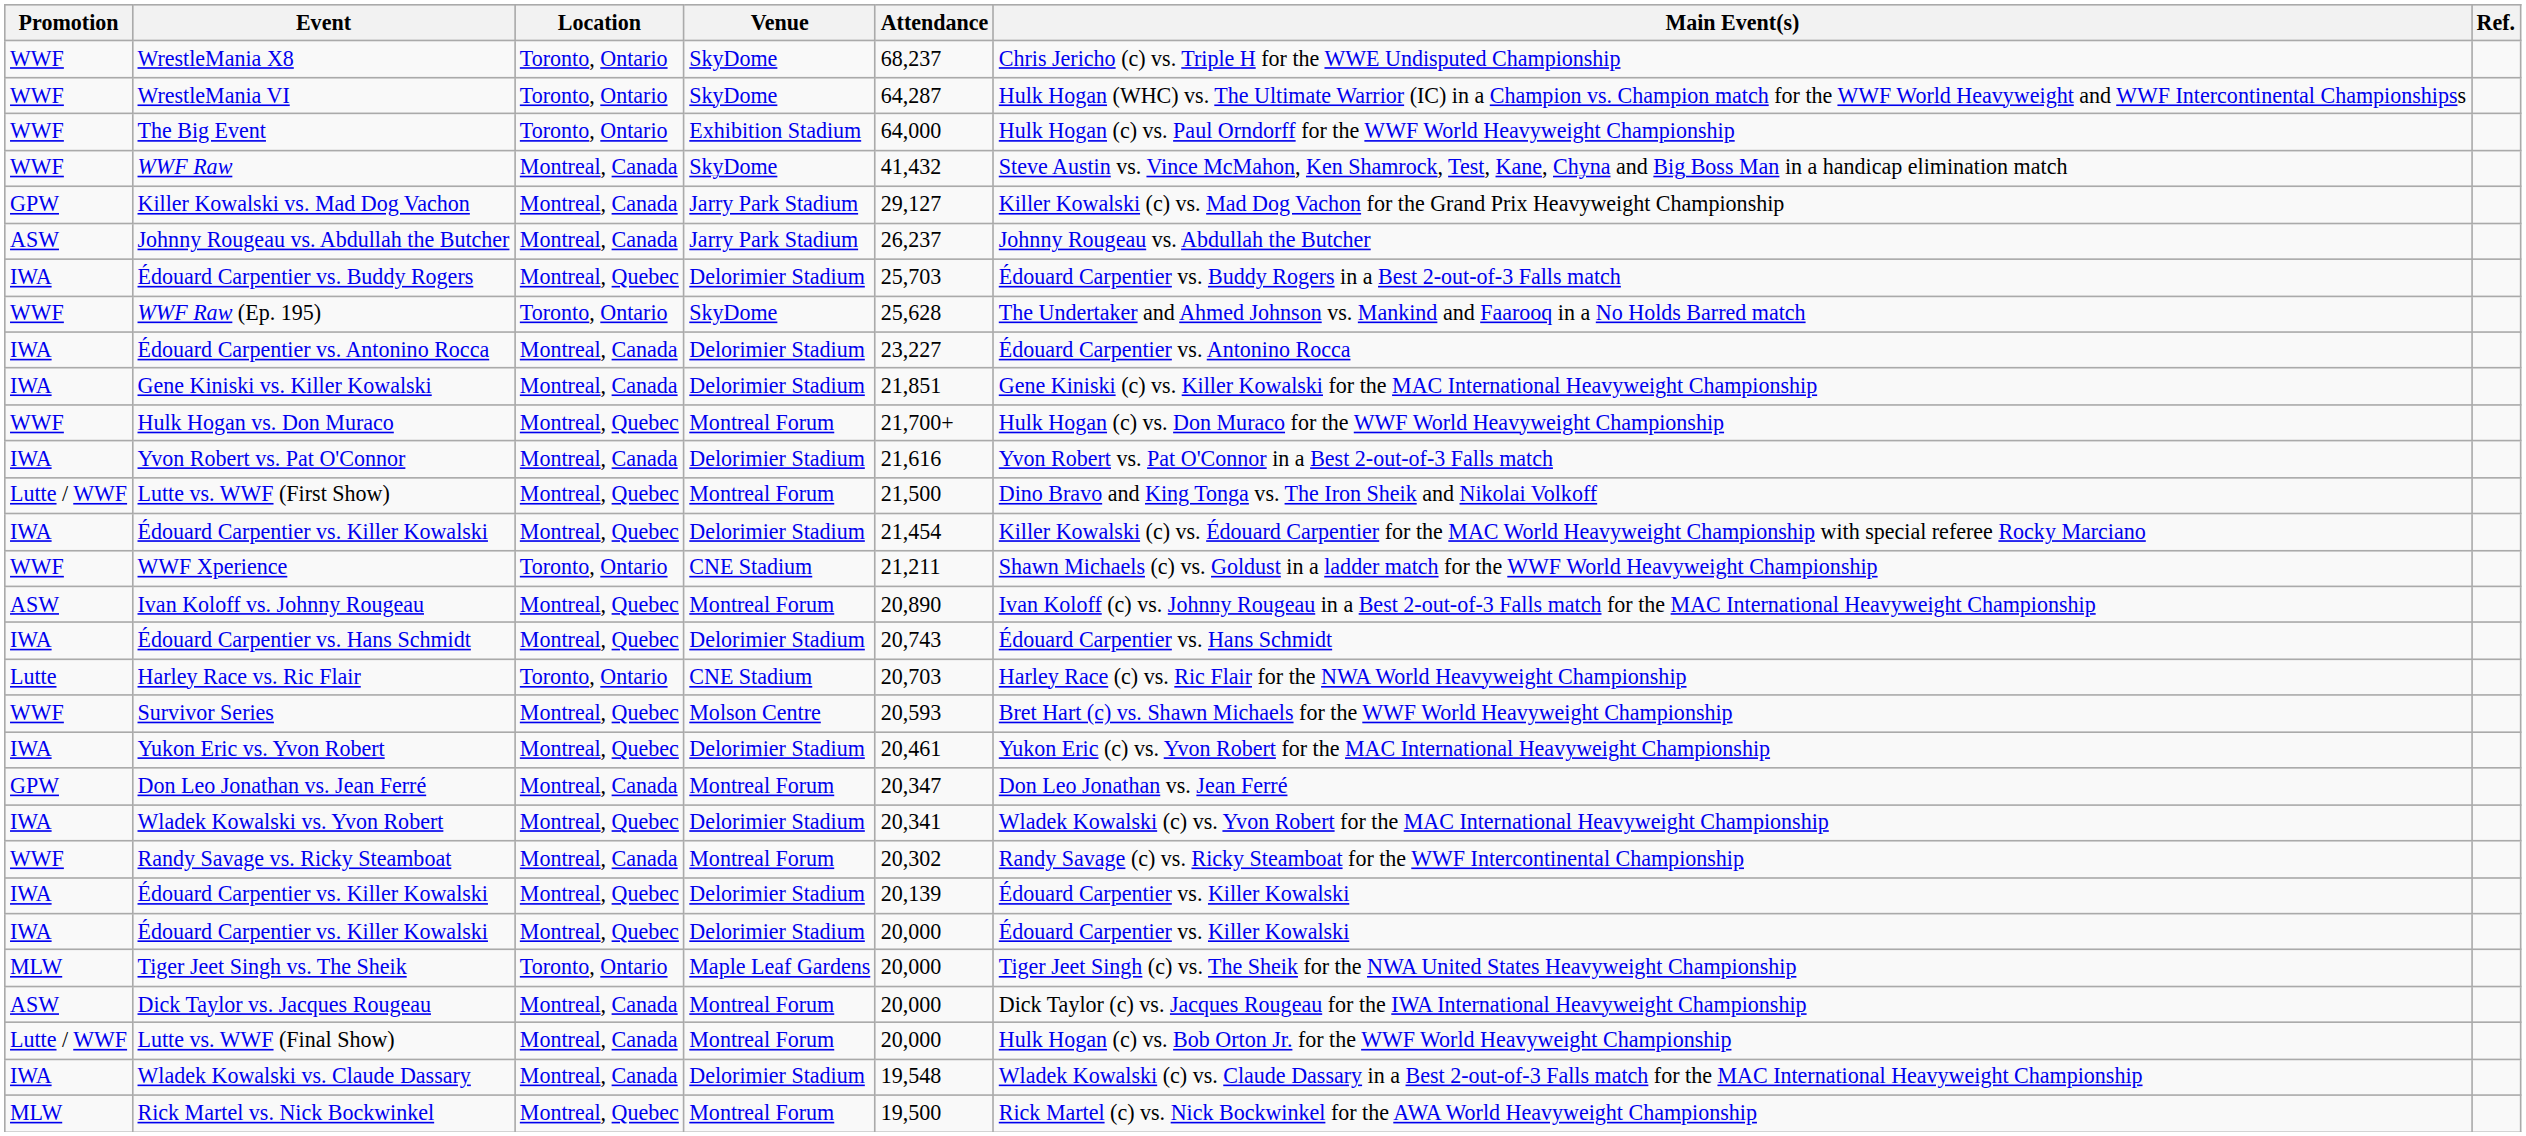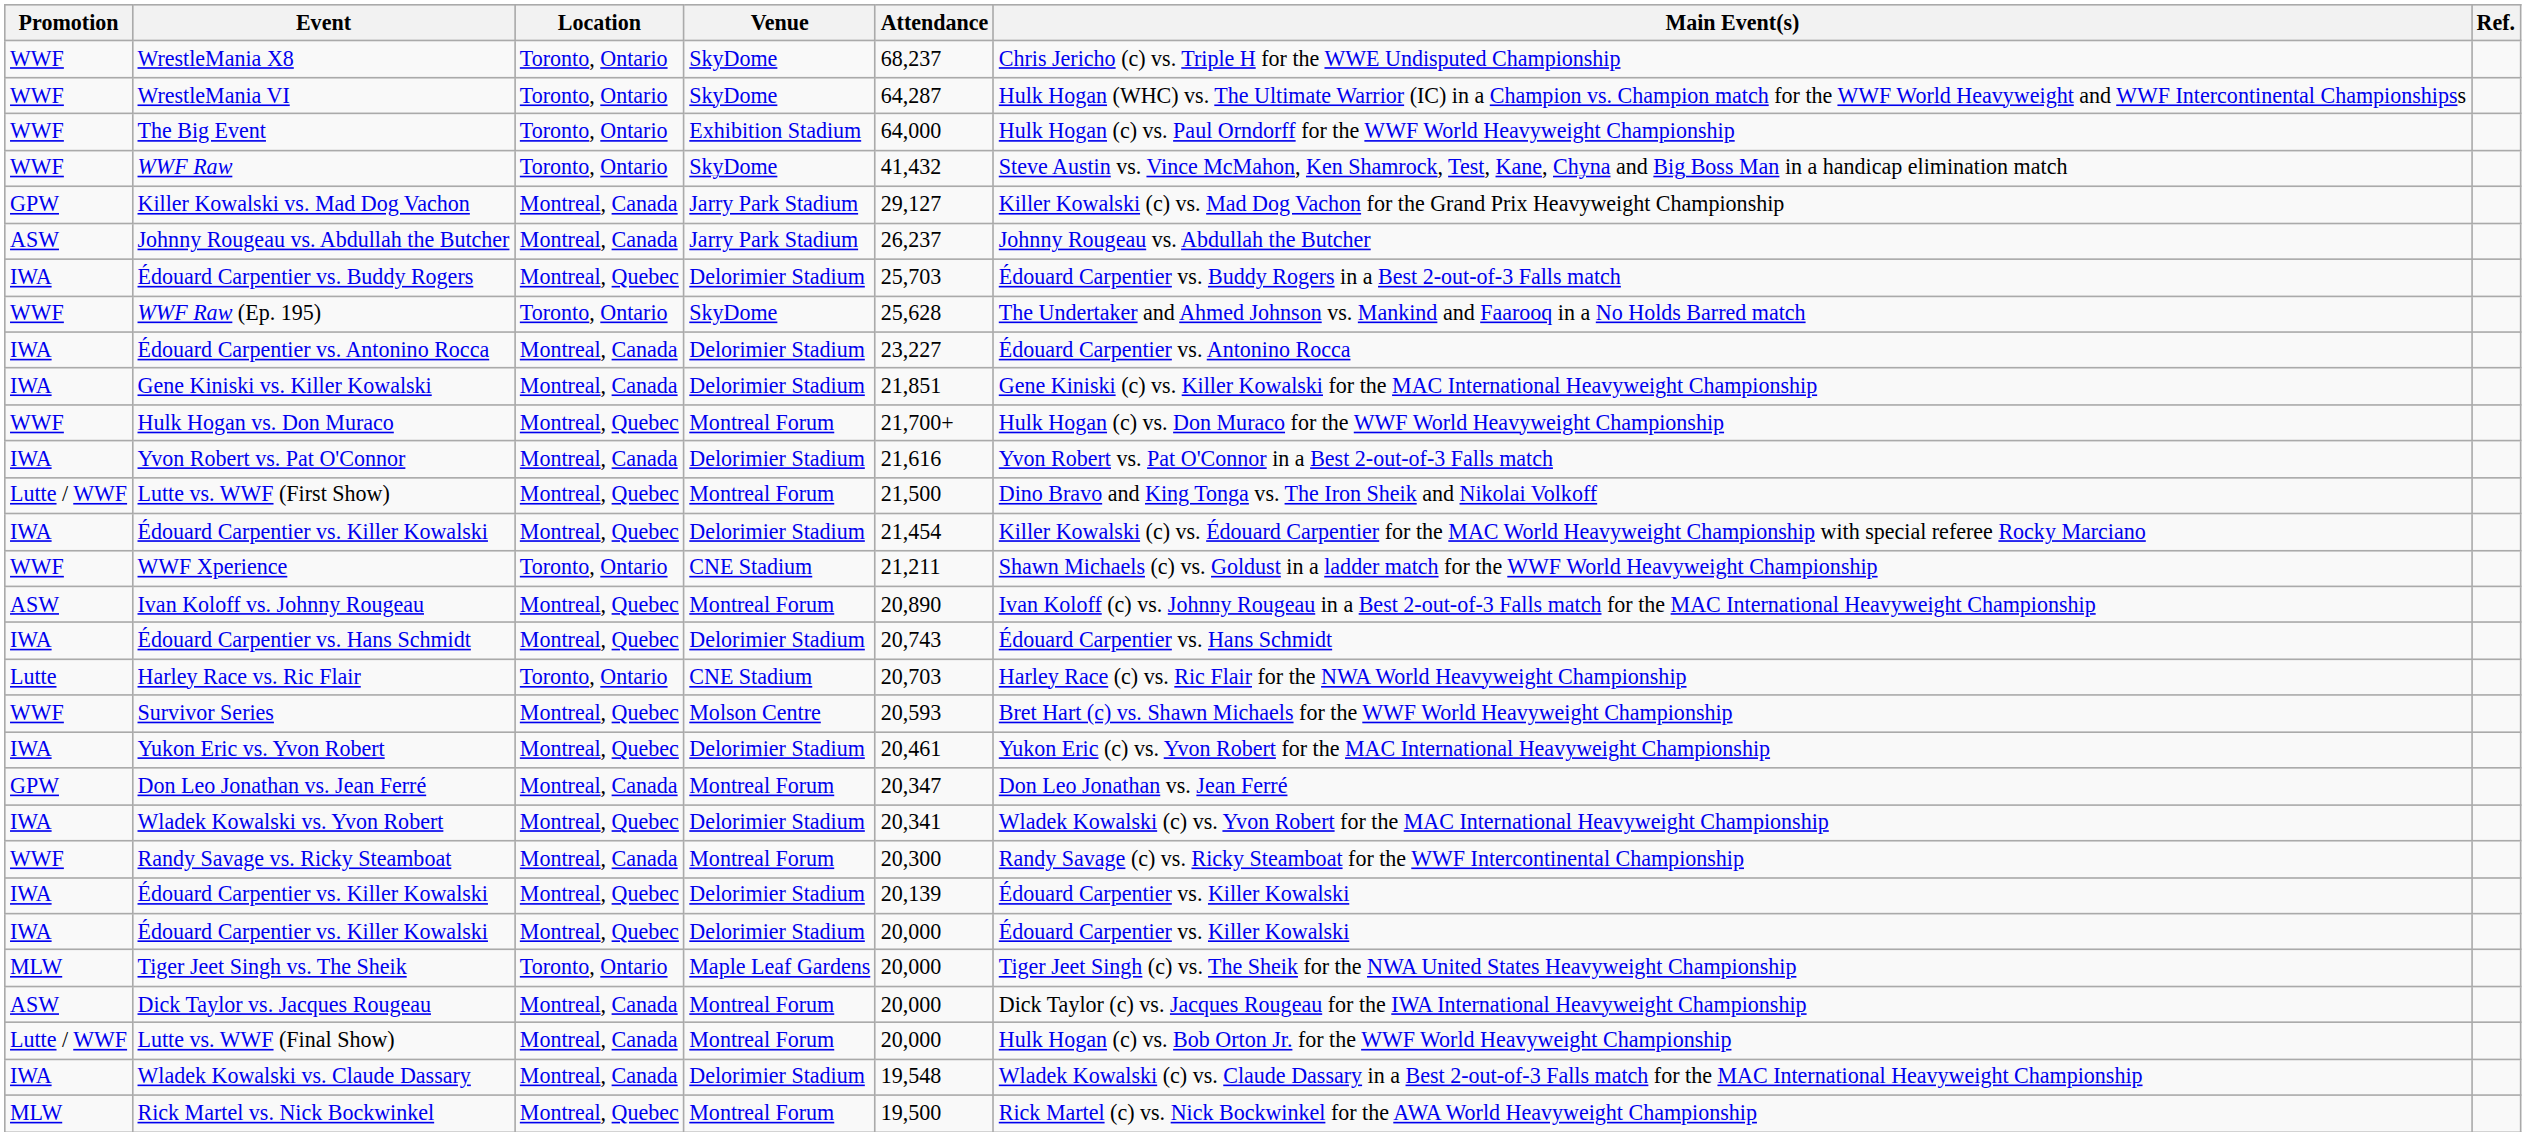(599, 167) Montreal, Canada -> (594, 167) Toronto, Ontario
(911, 858) 20,302 -> (911, 858) 20,300
